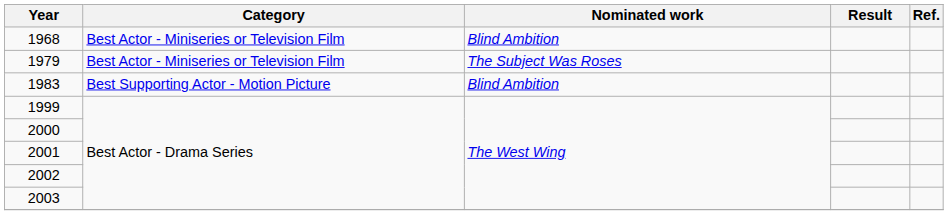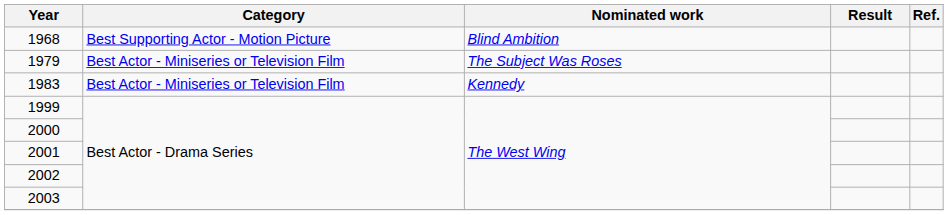(216, 38) Best Actor - Miniseries or Television Film -> (208, 38) Best Supporting Actor - Motion Picture
(208, 84) Best Supporting Actor - Motion Picture -> (216, 84) Best Actor - Miniseries or Television Film
(513, 84) Blind Ambition -> (496, 84) Kennedy
